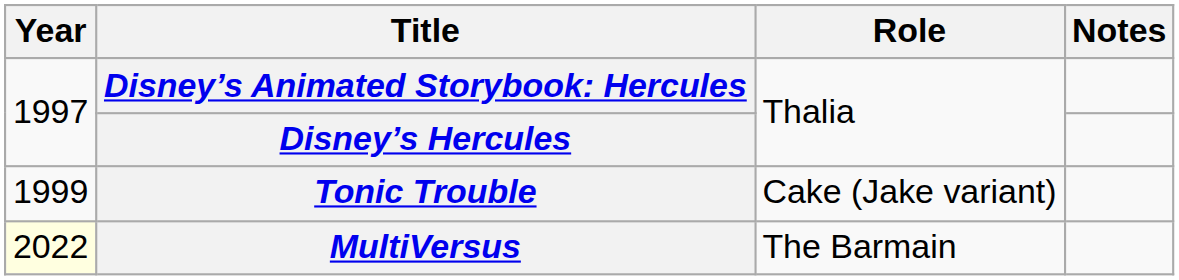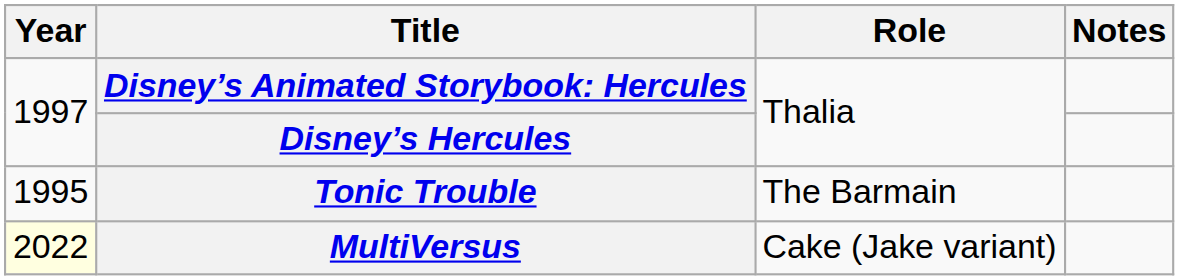(51, 192) 1999 -> (51, 192) 1995
(909, 192) Cake (Jake variant) -> (859, 192) The Barmain
(859, 246) The Barmain -> (909, 246) Cake (Jake variant)
